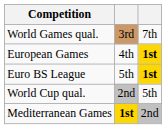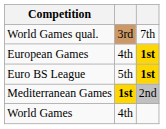- row: (46, 93)
+ row: (40, 113)
